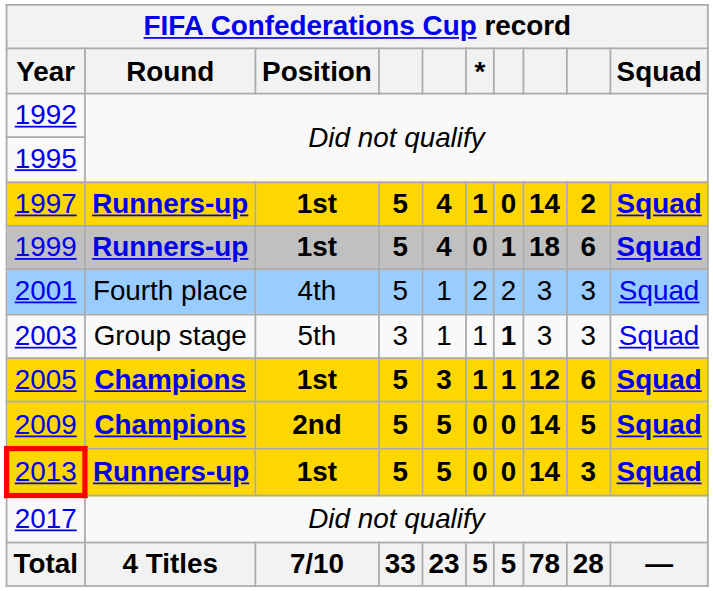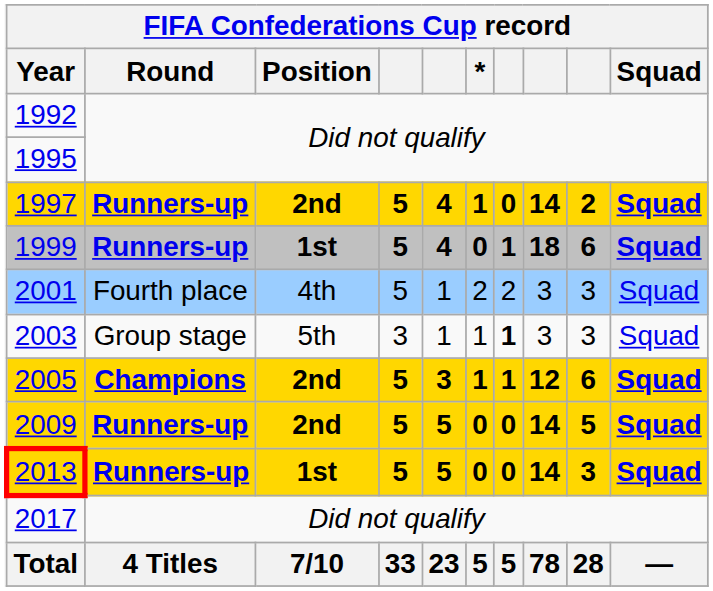(317, 203) 1st -> (317, 203) 2nd
(317, 379) 1st -> (317, 379) 2nd
(170, 424) Champions -> (170, 424) Runners-up
